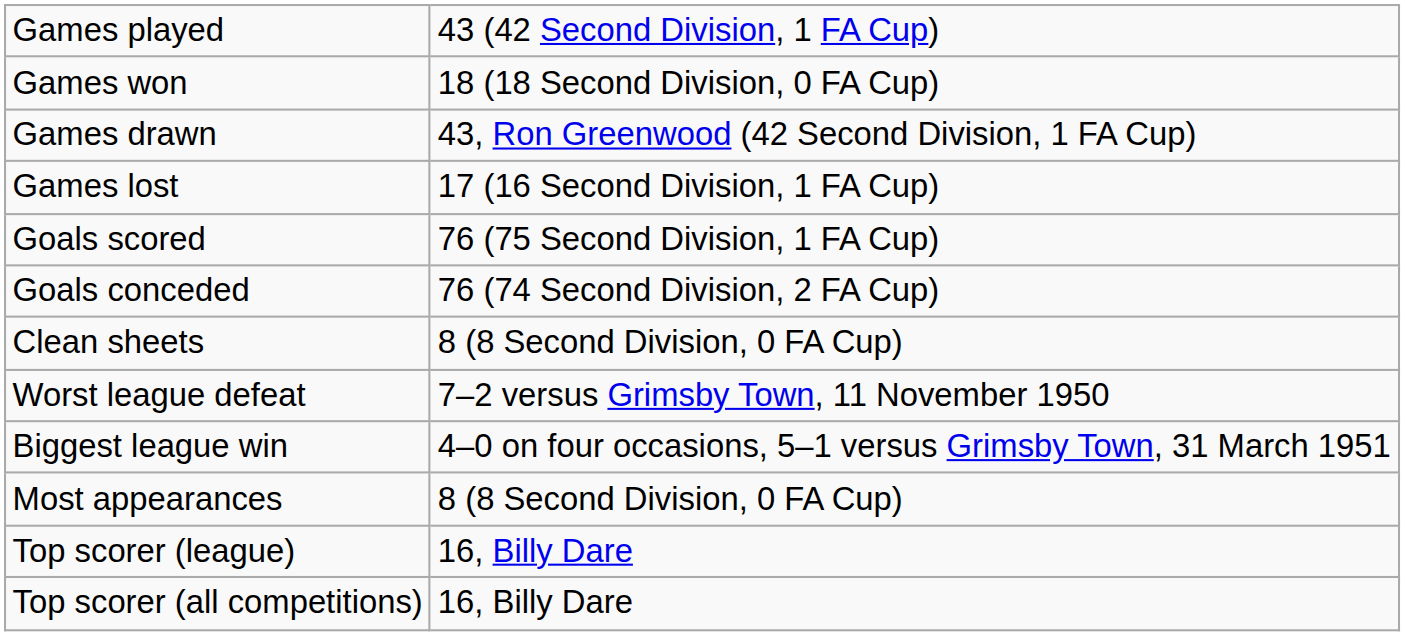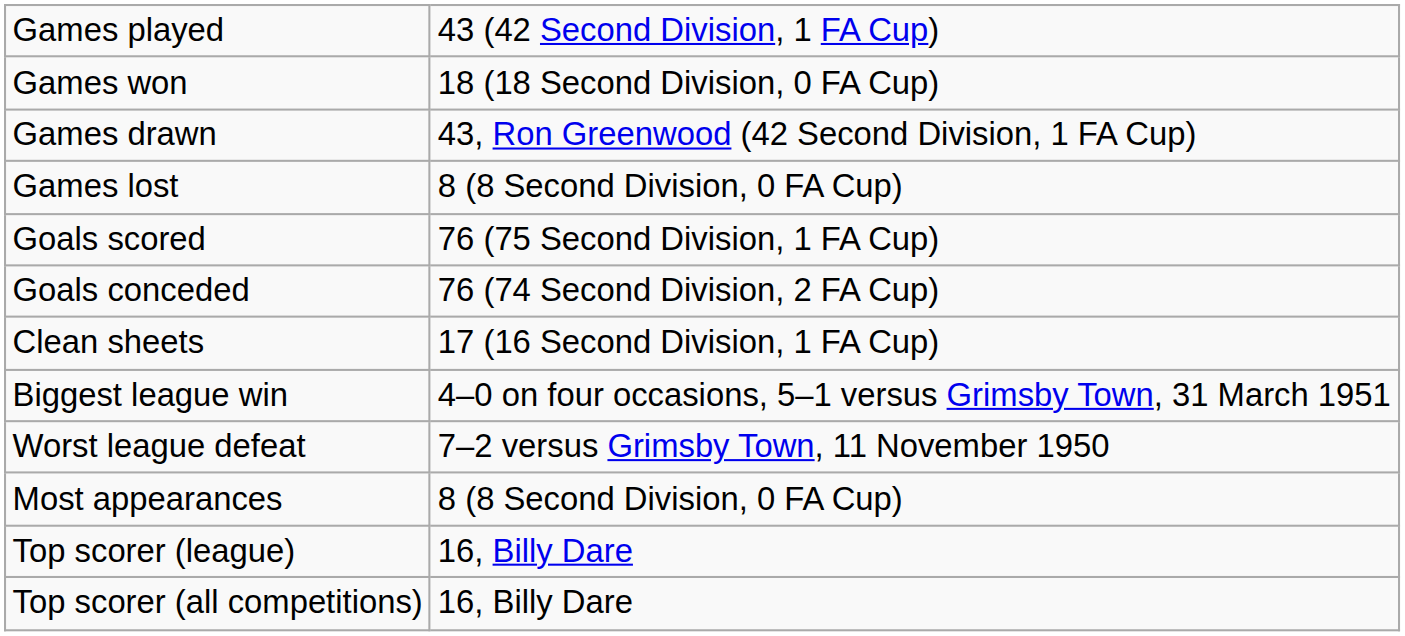(689, 186) 17 (16 Second Division, 1 FA Cup) -> (670, 186) 8 (8 Second Division, 0 FA Cup)
(670, 342) 8 (8 Second Division, 0 FA Cup) -> (689, 342) 17 (16 Second Division, 1 FA Cup)
rows swapped: (150, 446) <-> (159, 394)
